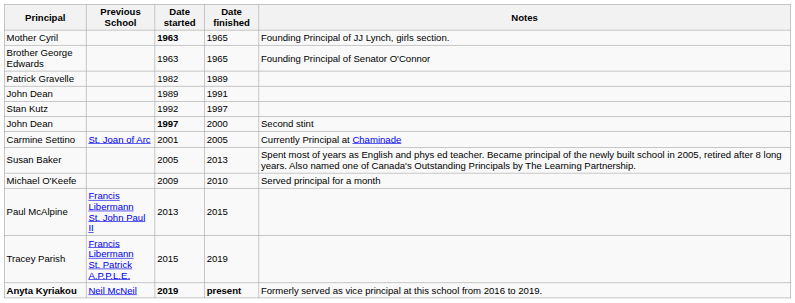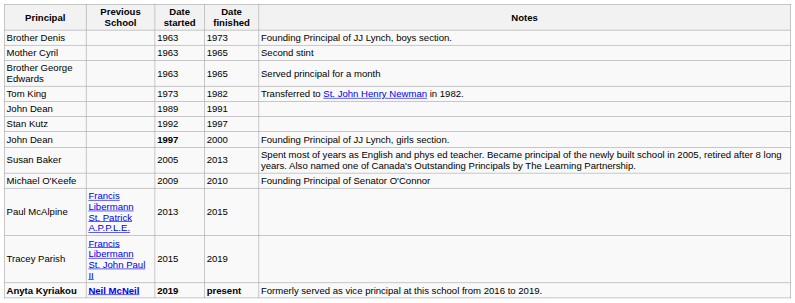+ row: (36, 38)
(168, 38) bold -> (168, 53) normal
(355, 38) Founding Principal of JJ Lynch, girls section. -> (287, 53) Second stint
(346, 58) Founding Principal of Senator O'Connor -> (321, 74) Served principal for a month
+ row: (26, 94)
- row: (40, 79)
(287, 124) Second stint -> (355, 140) Founding Principal of JJ Lynch, girls section.
- row: (41, 140)
(321, 181) Served principal for a month -> (346, 181) Founding Principal of Senator O'Connor
(117, 212) Francis Libermann St. John Paul II -> (111, 212) Francis Libermann St. Patrick A.P.P.L.E.
(111, 259) Francis Libermann St. Patrick A.P.P.L.E. -> (117, 259) Francis Libermann St. John Paul II
(113, 290) normal -> (114, 290) bold
